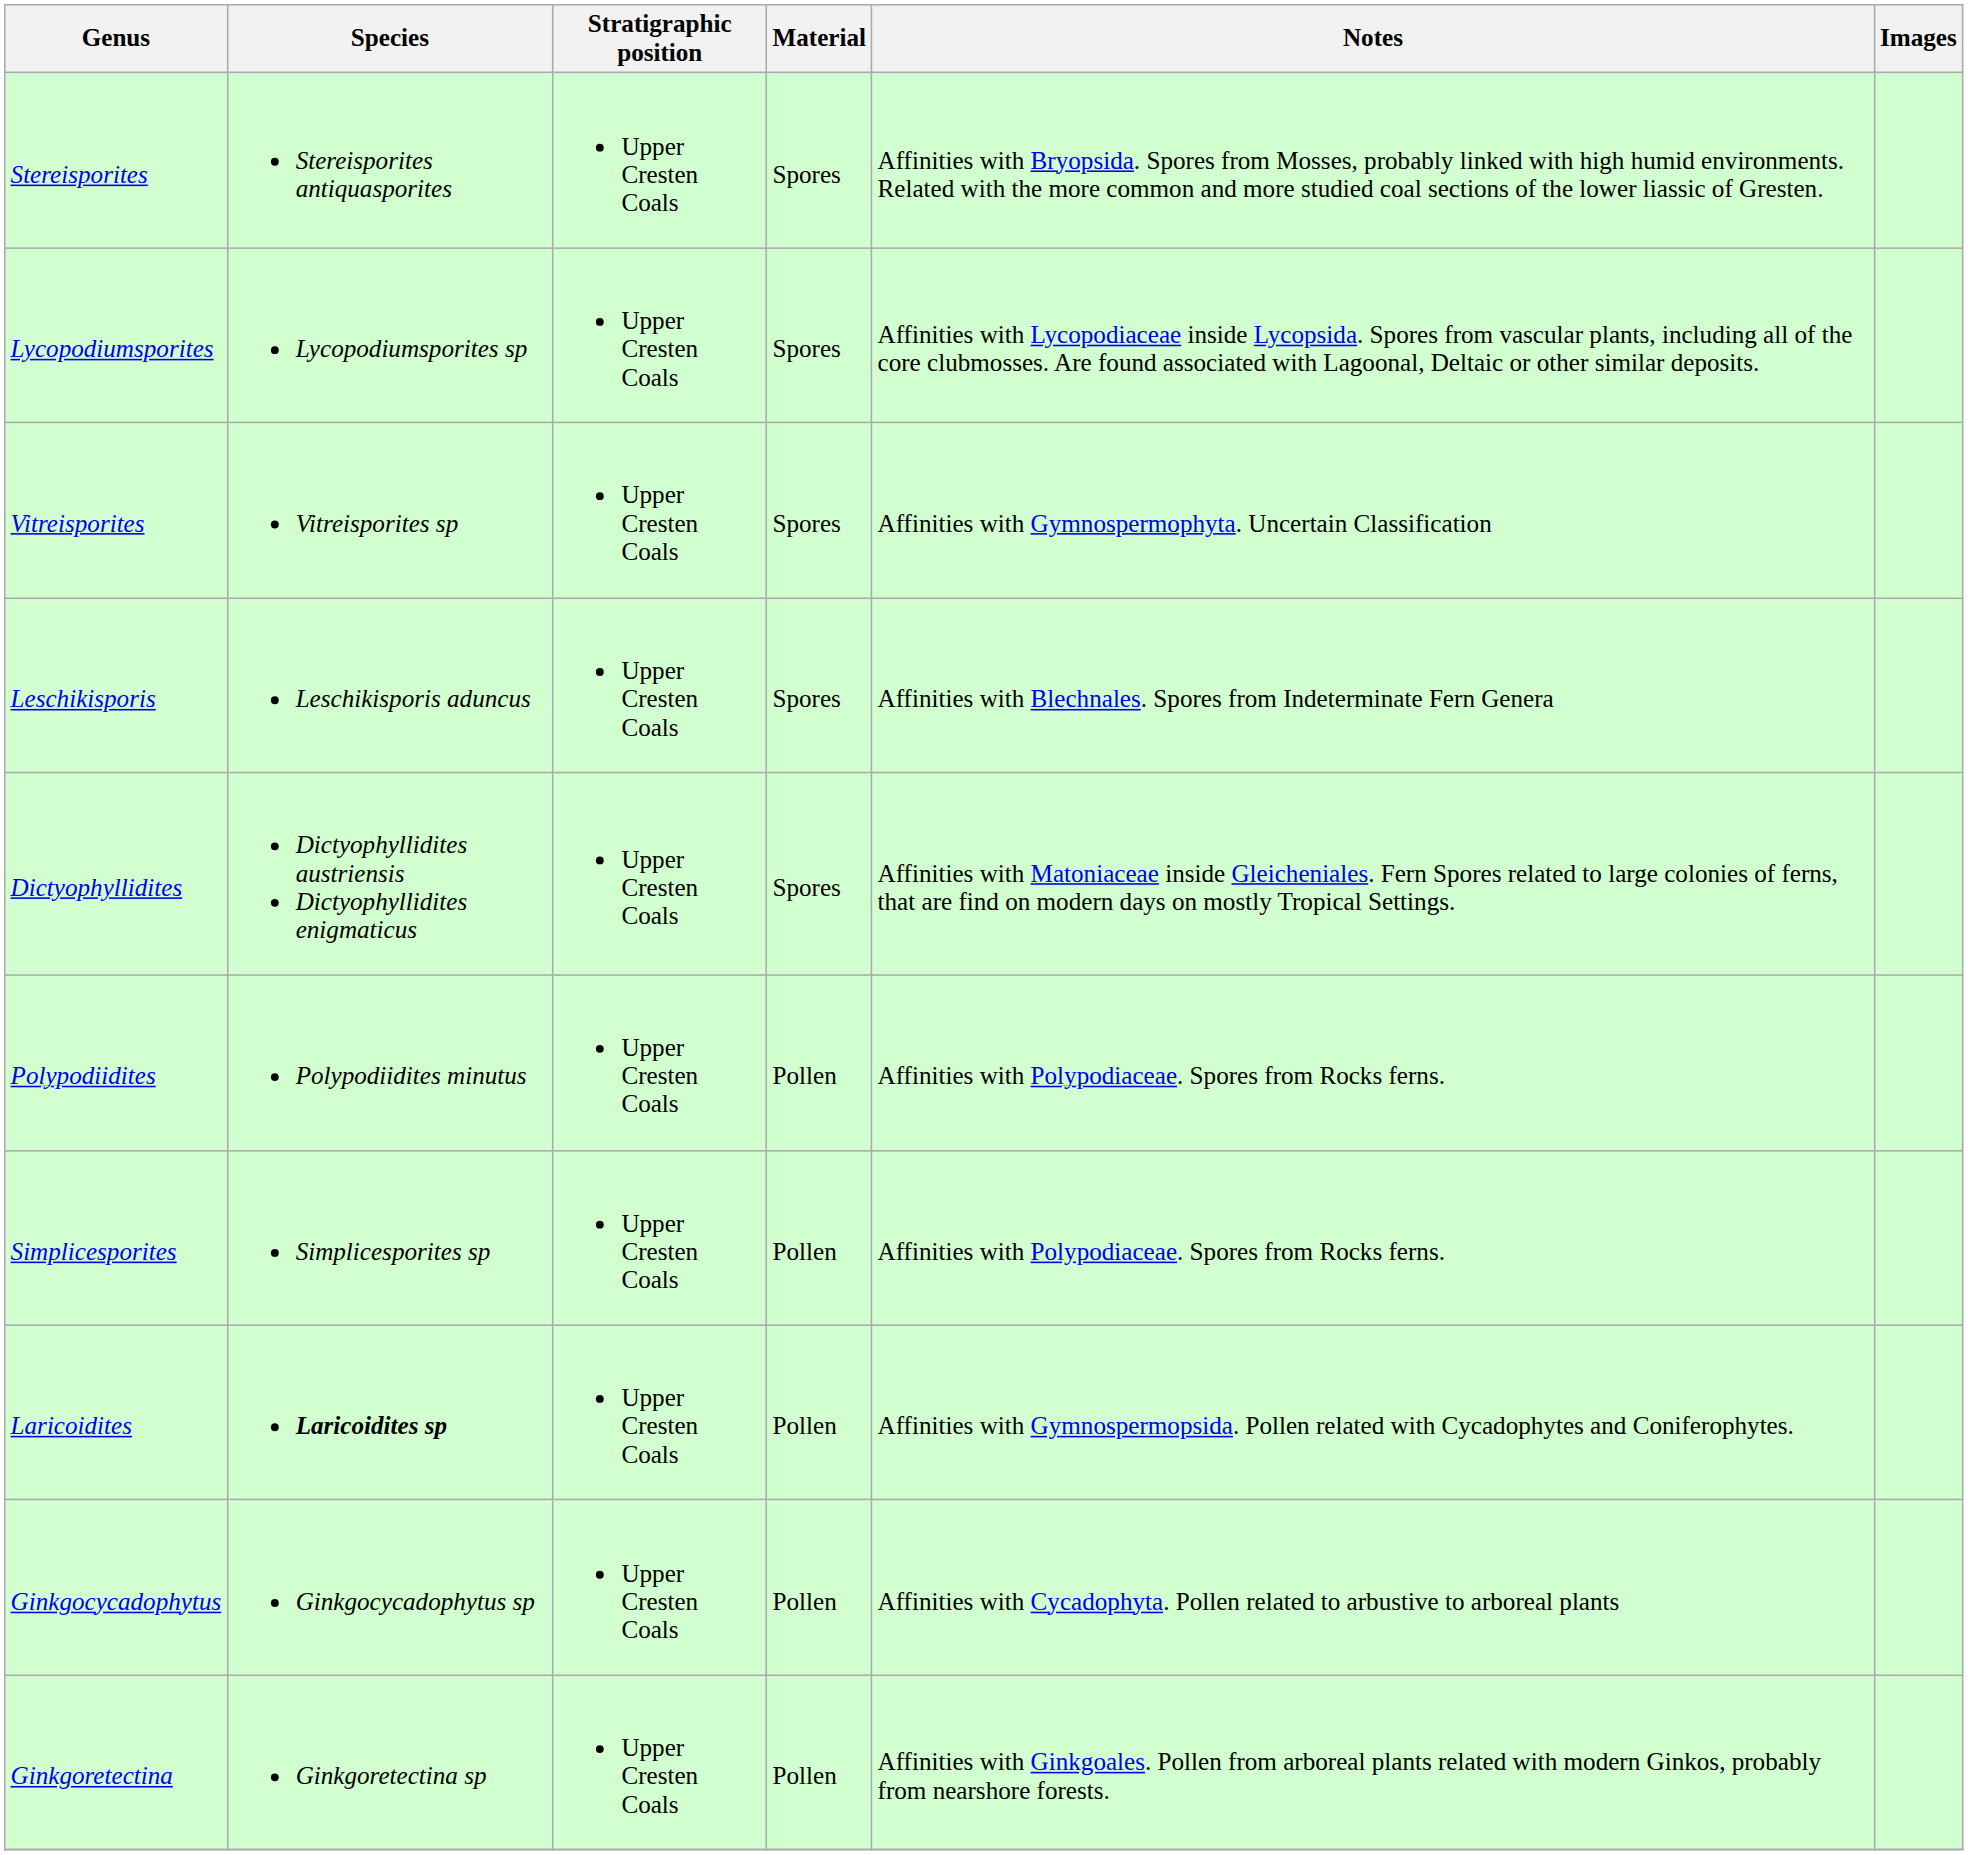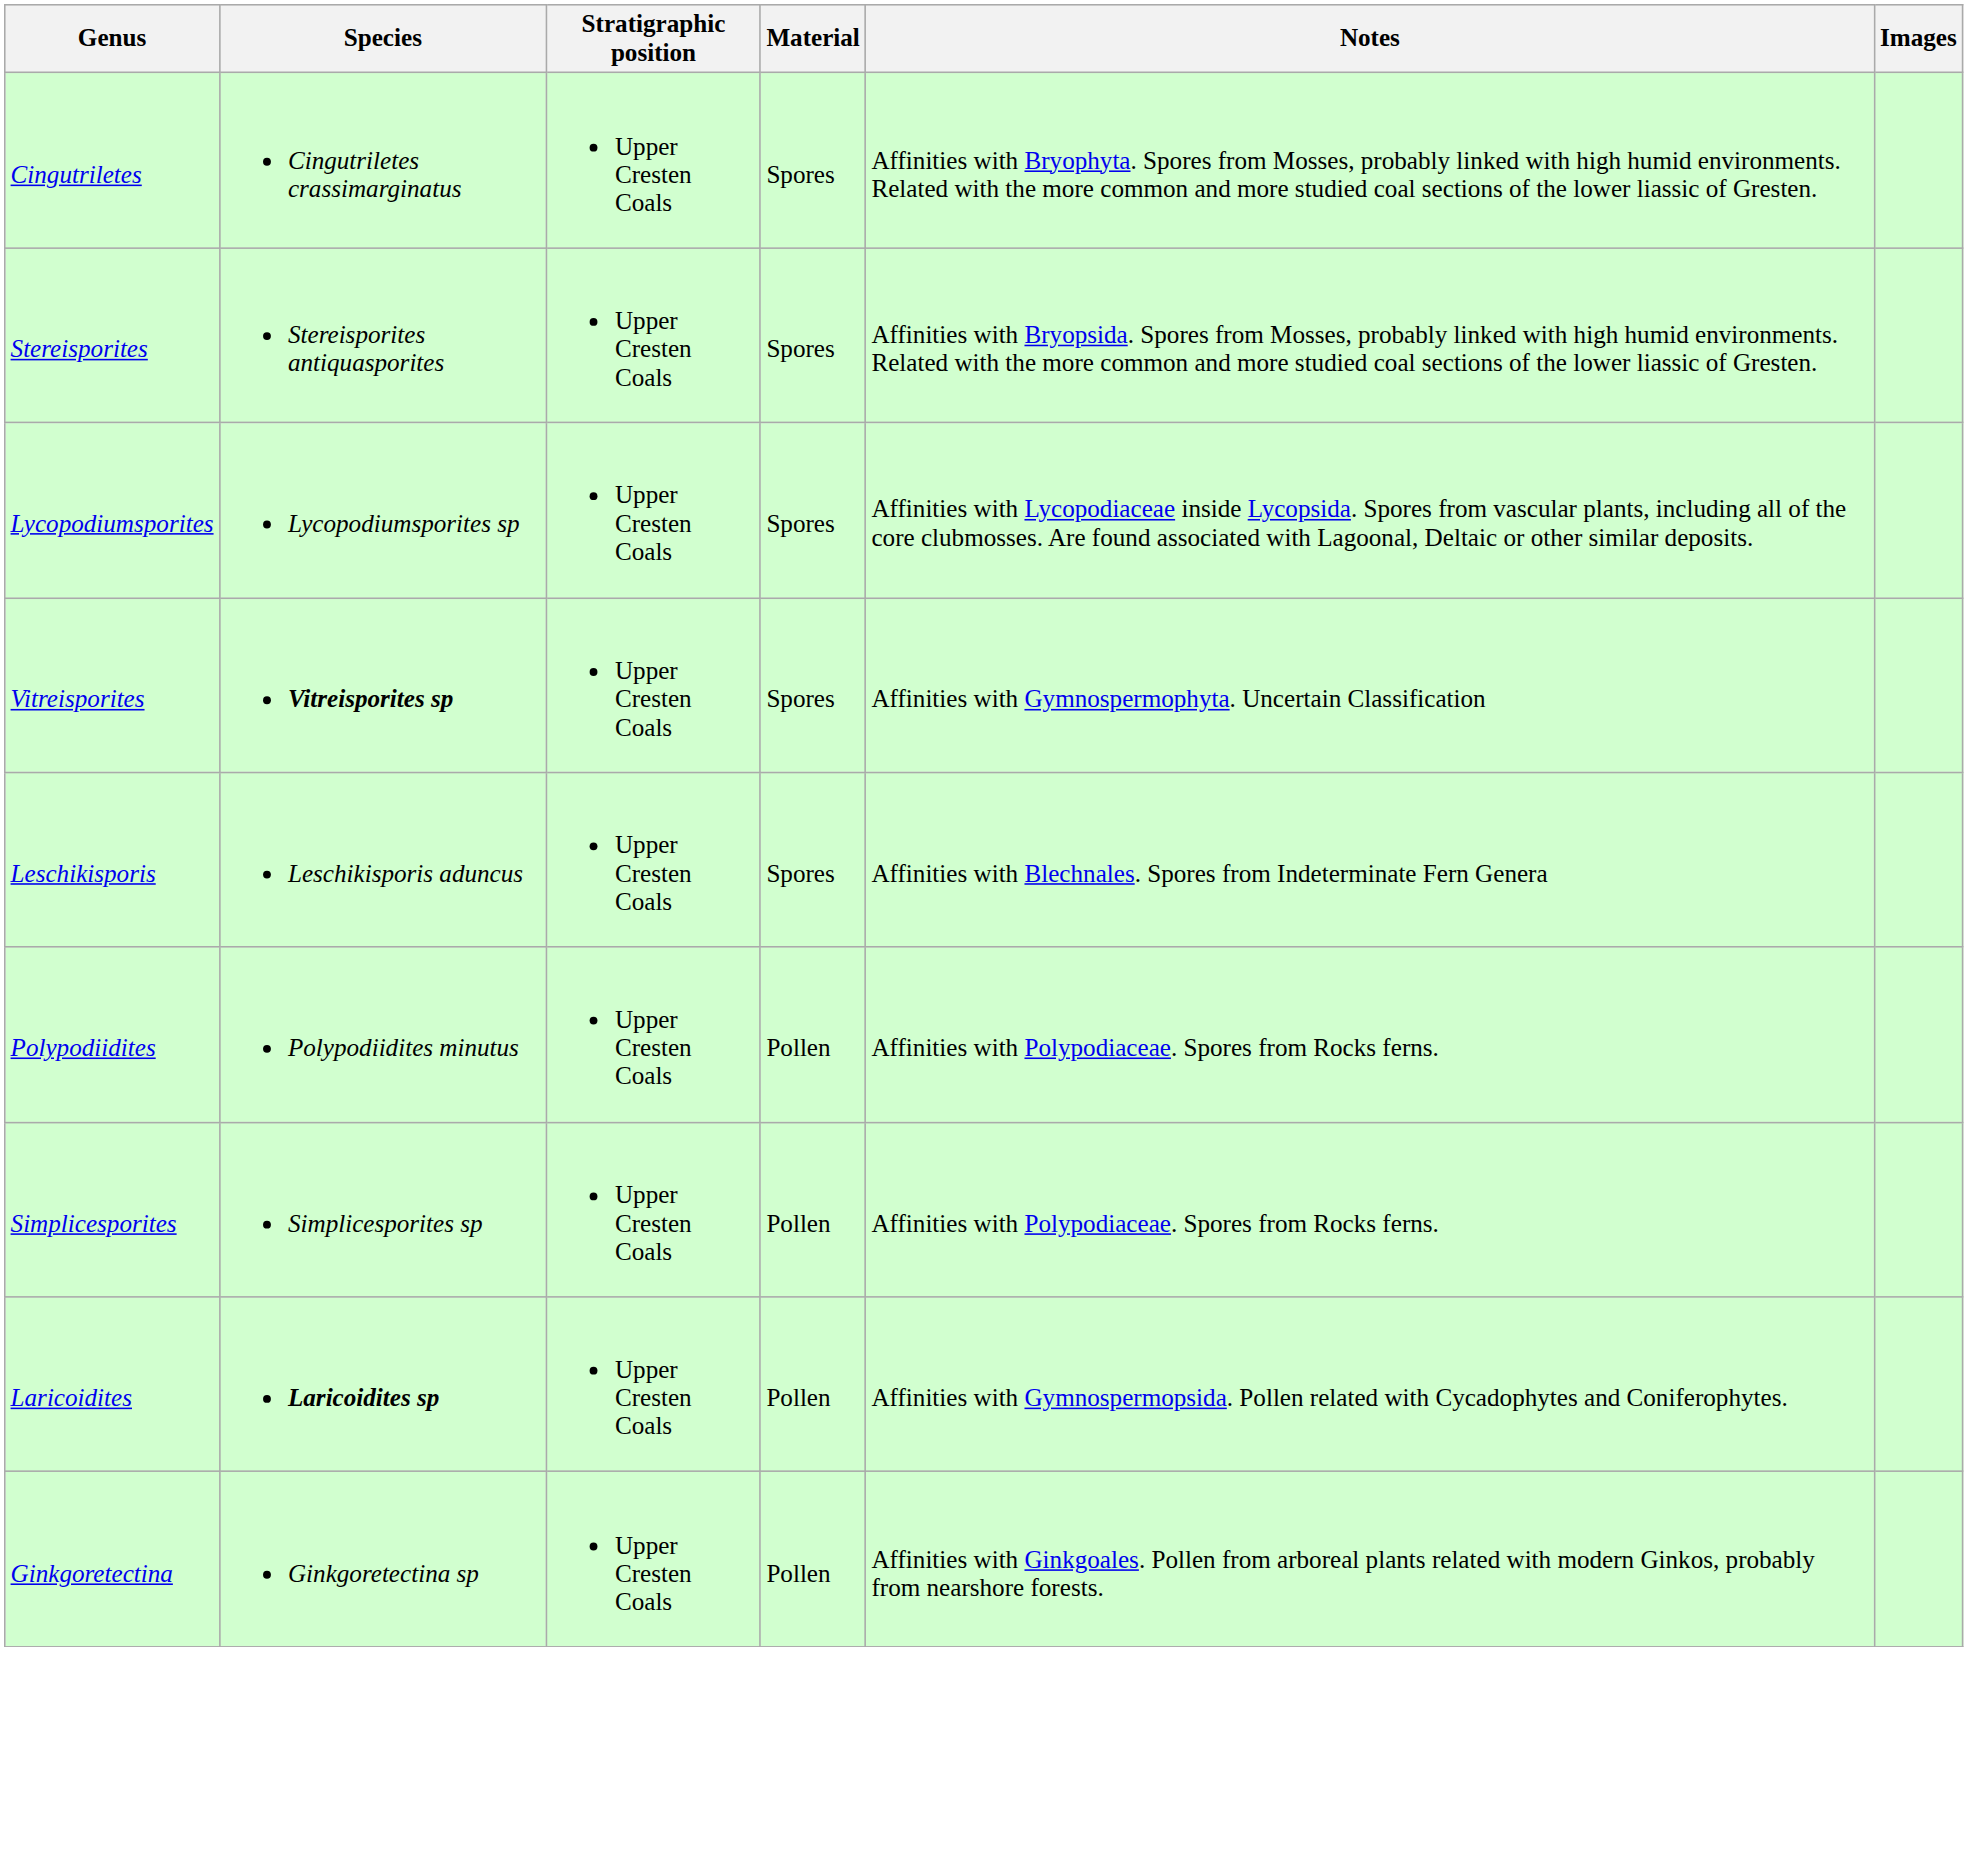+ row: (76, 174)
(390, 524) normal -> (383, 699) bold
- row: (96, 887)
- row: (116, 1601)
